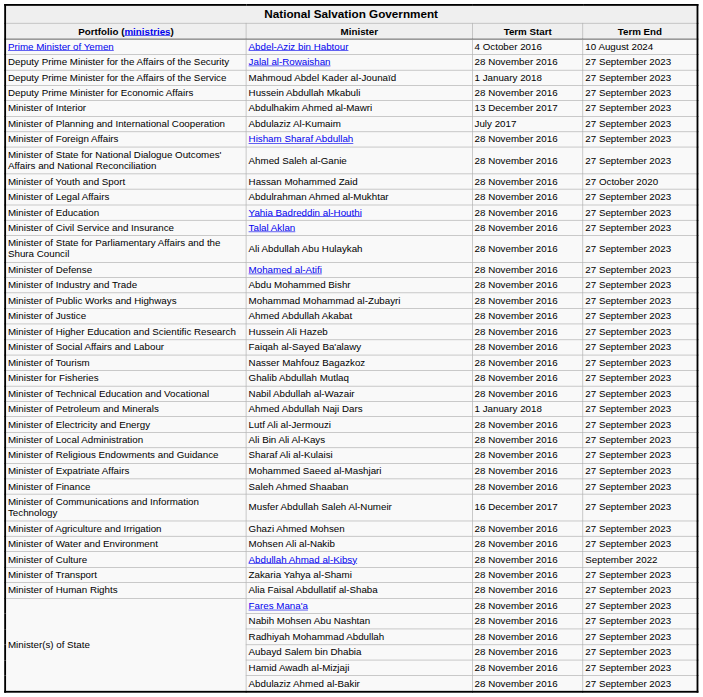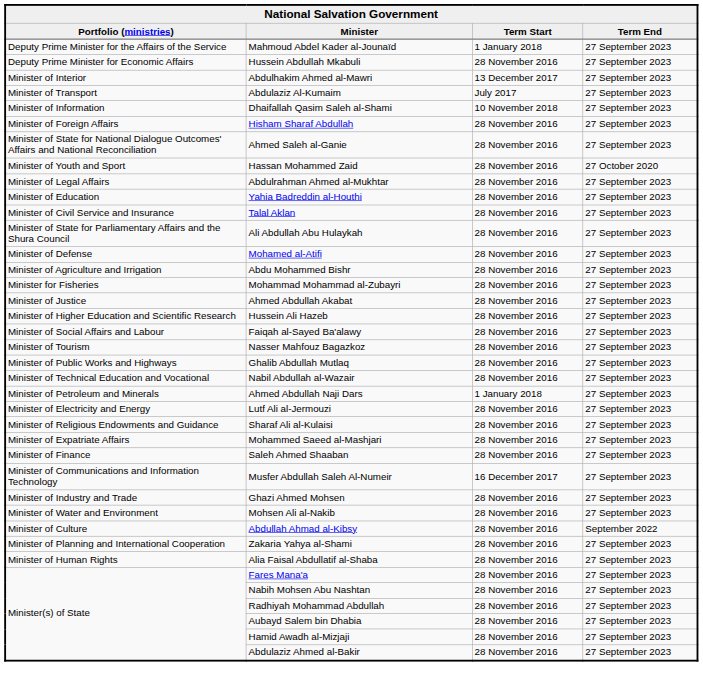- row: (299, 46)
- row: (290, 62)
(117, 124) Minister of Planning and International Cooperation -> (52, 93) Minister of Transport
+ row: (320, 108)
(73, 285) Minister of Industry and Trade -> (85, 270) Minister of Agriculture and Irrigation
(92, 300) Minister of Public Works and Highways -> (53, 285) Minister for Fisheries
(53, 378) Minister for Fisheries -> (92, 362) Minister of Public Works and Highways
- row: (287, 440)
(85, 528) Minister of Agriculture and Irrigation -> (73, 497) Minister of Industry and Trade
(52, 575) Minister of Transport -> (117, 544) Minister of Planning and International Cooperation
